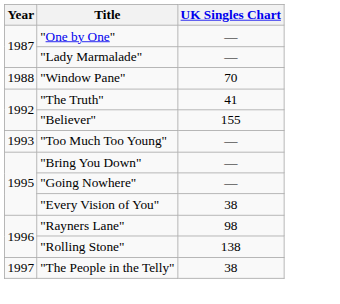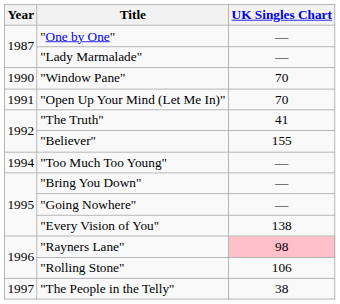(21, 78) 1988 -> (21, 78) 1990
+ row: (133, 99)
(21, 141) 1993 -> (21, 162) 1994
(231, 204) 38 -> (282, 225) 138
(231, 225) no background -> (282, 246) pink background
(231, 246) 138 -> (282, 267) 106
